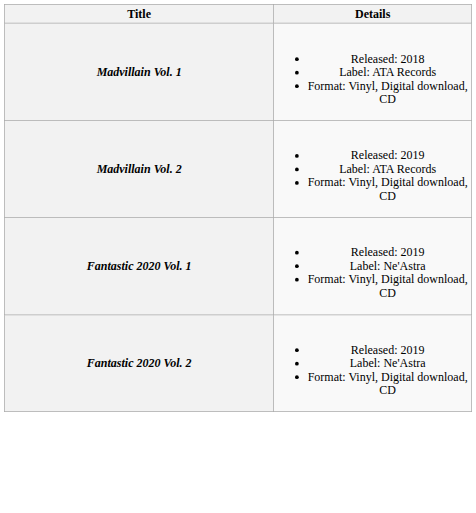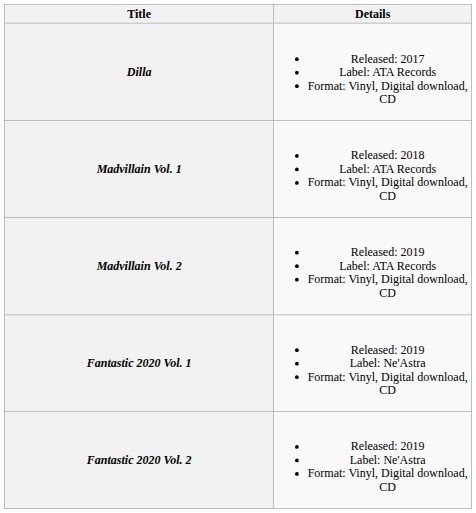+ row: (139, 72)
